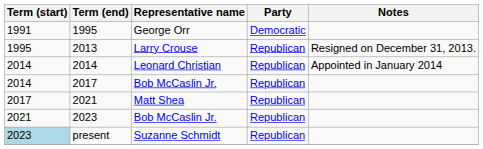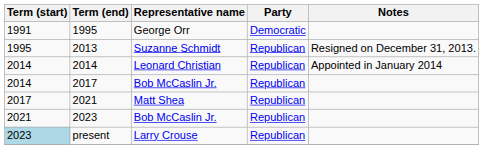(166, 48) Larry Crouse -> (177, 48) Suzanne Schmidt
(177, 135) Suzanne Schmidt -> (166, 135) Larry Crouse
